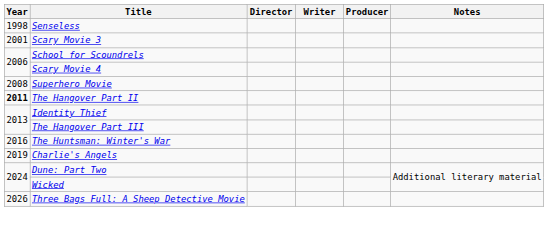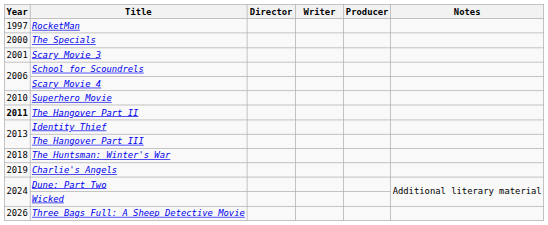+ row: (56, 26)
- row: (56, 26)
+ row: (64, 40)
(17, 84) 2008 -> (17, 98) 2010
(17, 141) 2016 -> (17, 156) 2018
